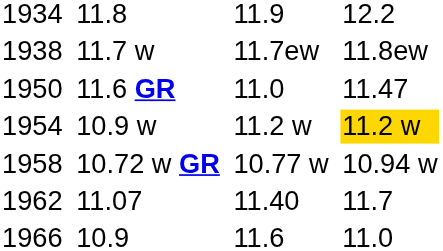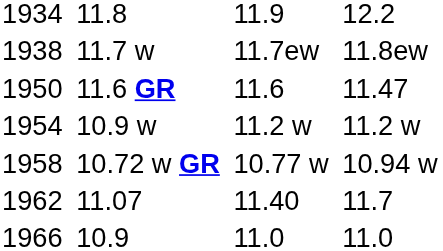(259, 88) 11.0 -> (259, 88) 11.6
(381, 126) gold background -> (381, 126) no background
(259, 238) 11.6 -> (259, 238) 11.0
